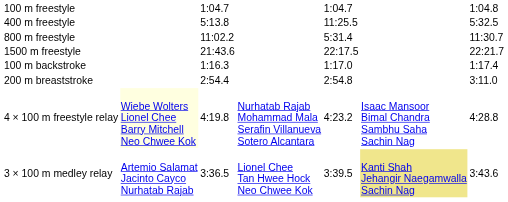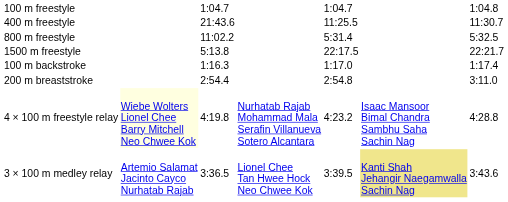(215, 23) 5:13.8 -> (218, 23) 21:43.6
(484, 23) 5:32.5 -> (486, 23) 11:30.7
(486, 37) 11:30.7 -> (484, 37) 5:32.5
(218, 51) 21:43.6 -> (215, 51) 5:13.8
